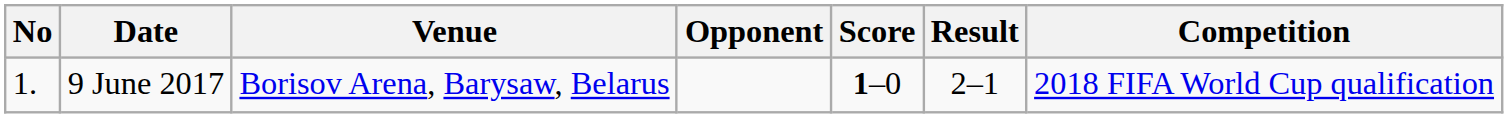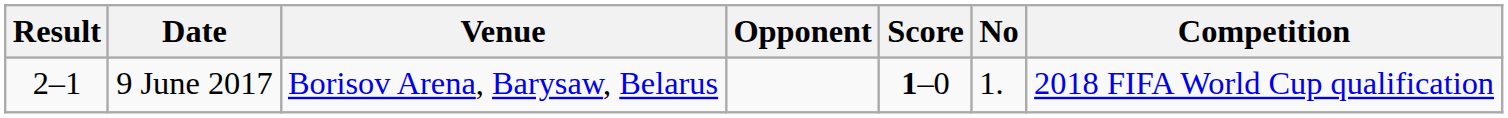columns swapped: (33, 30) <-> (975, 30)
